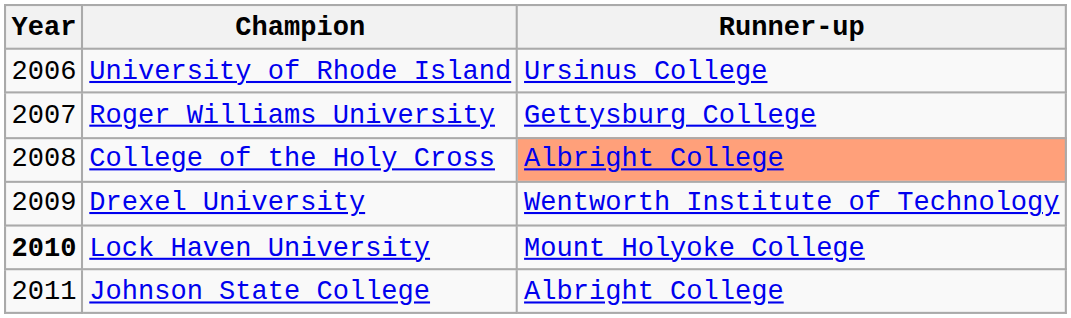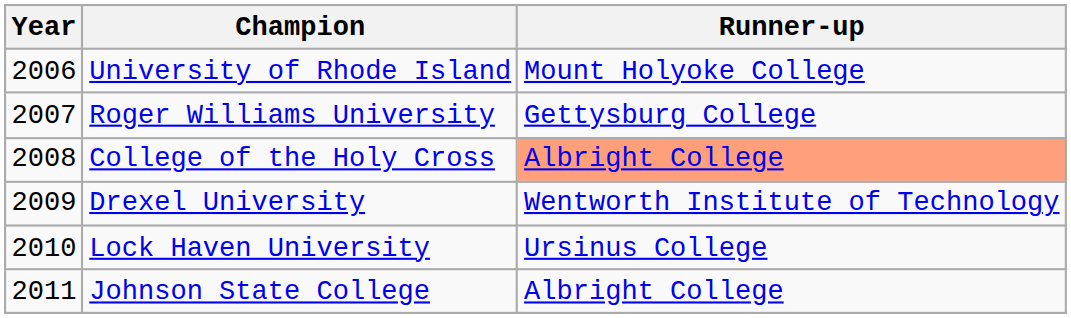(646, 71) Ursinus College -> (694, 71) Mount Holyoke College
(44, 247) bold -> (44, 247) normal
(694, 247) Mount Holyoke College -> (646, 247) Ursinus College
